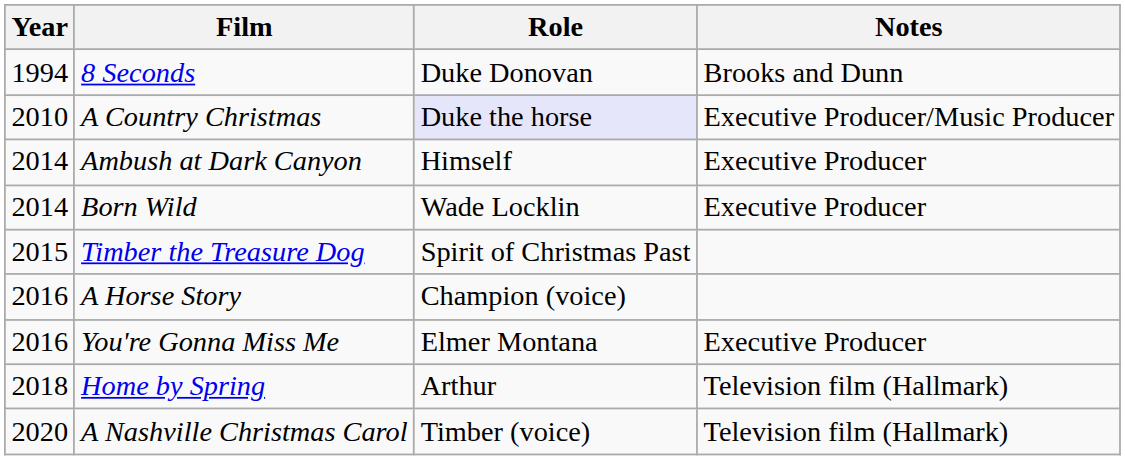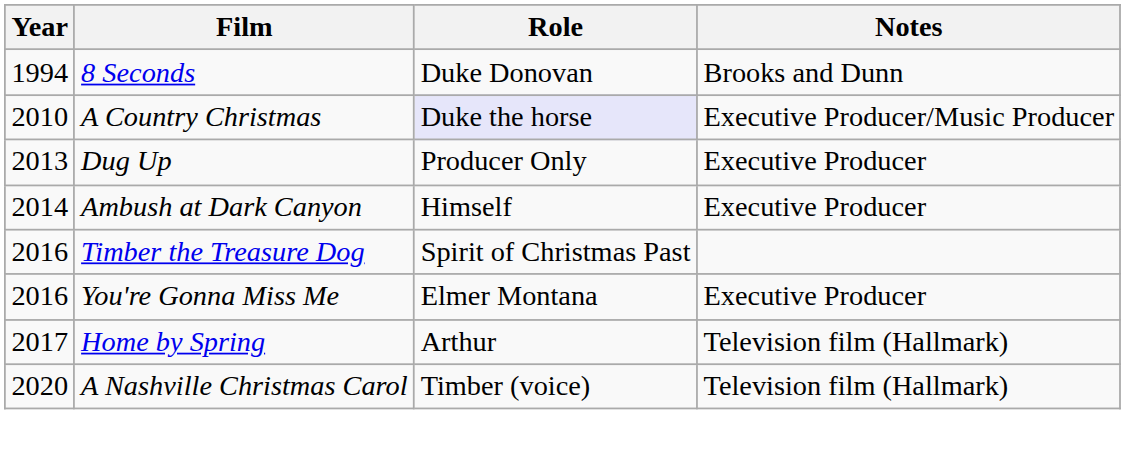+ row: (126, 161)
- row: (139, 206)
(40, 251) 2015 -> (40, 251) 2016
- row: (161, 296)
(40, 386) 2018 -> (40, 341) 2017
